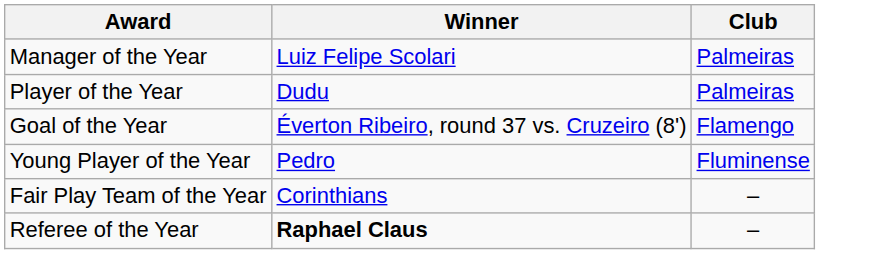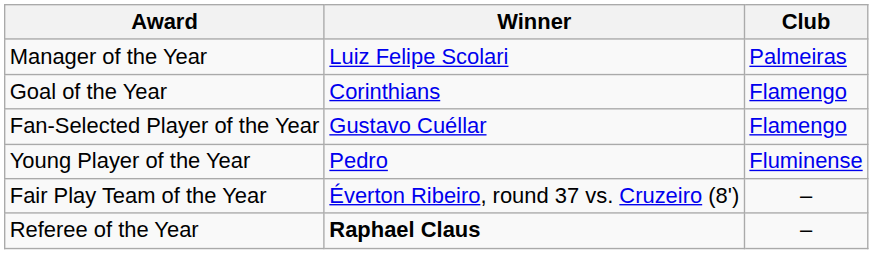- row: (96, 91)
(481, 126) Éverton Ribeiro, round 37 vs. Cruzeiro (8') -> (385, 91) Corinthians
+ row: (164, 126)
(332, 195) Corinthians -> (534, 195) Éverton Ribeiro, round 37 vs. Cruzeiro (8')
